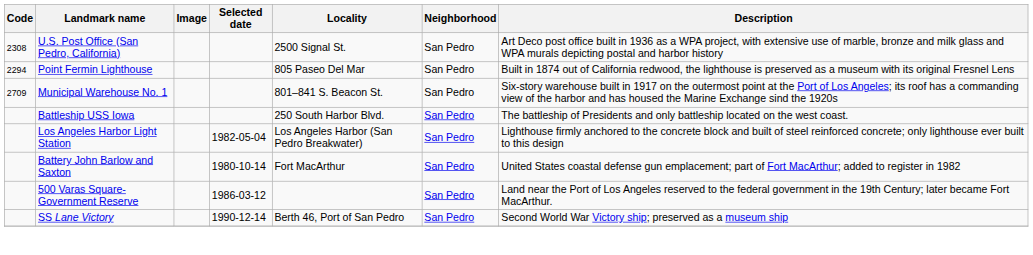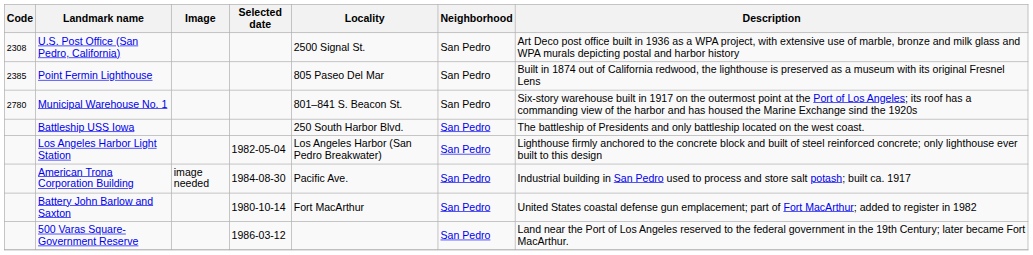(17, 70) 2294 -> (17, 76) 2385
(17, 93) 2709 -> (17, 105) 2780
+ row: (86, 178)
- row: (76, 218)
